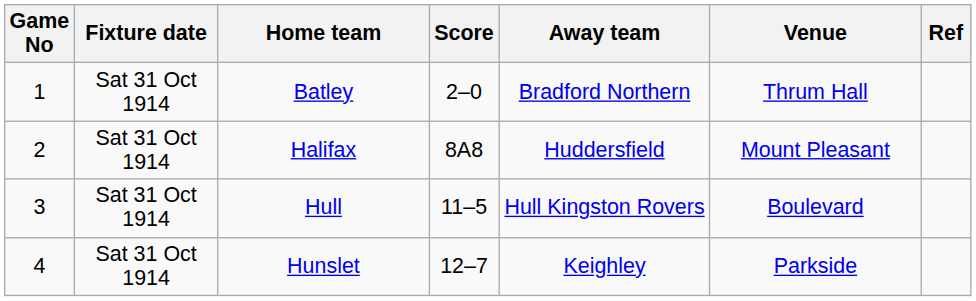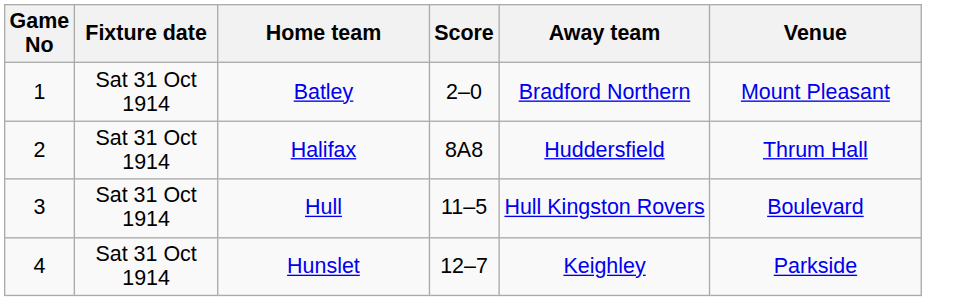- column: (946, 33)
(815, 91) Thrum Hall -> (815, 91) Mount Pleasant
(815, 149) Mount Pleasant -> (815, 149) Thrum Hall
